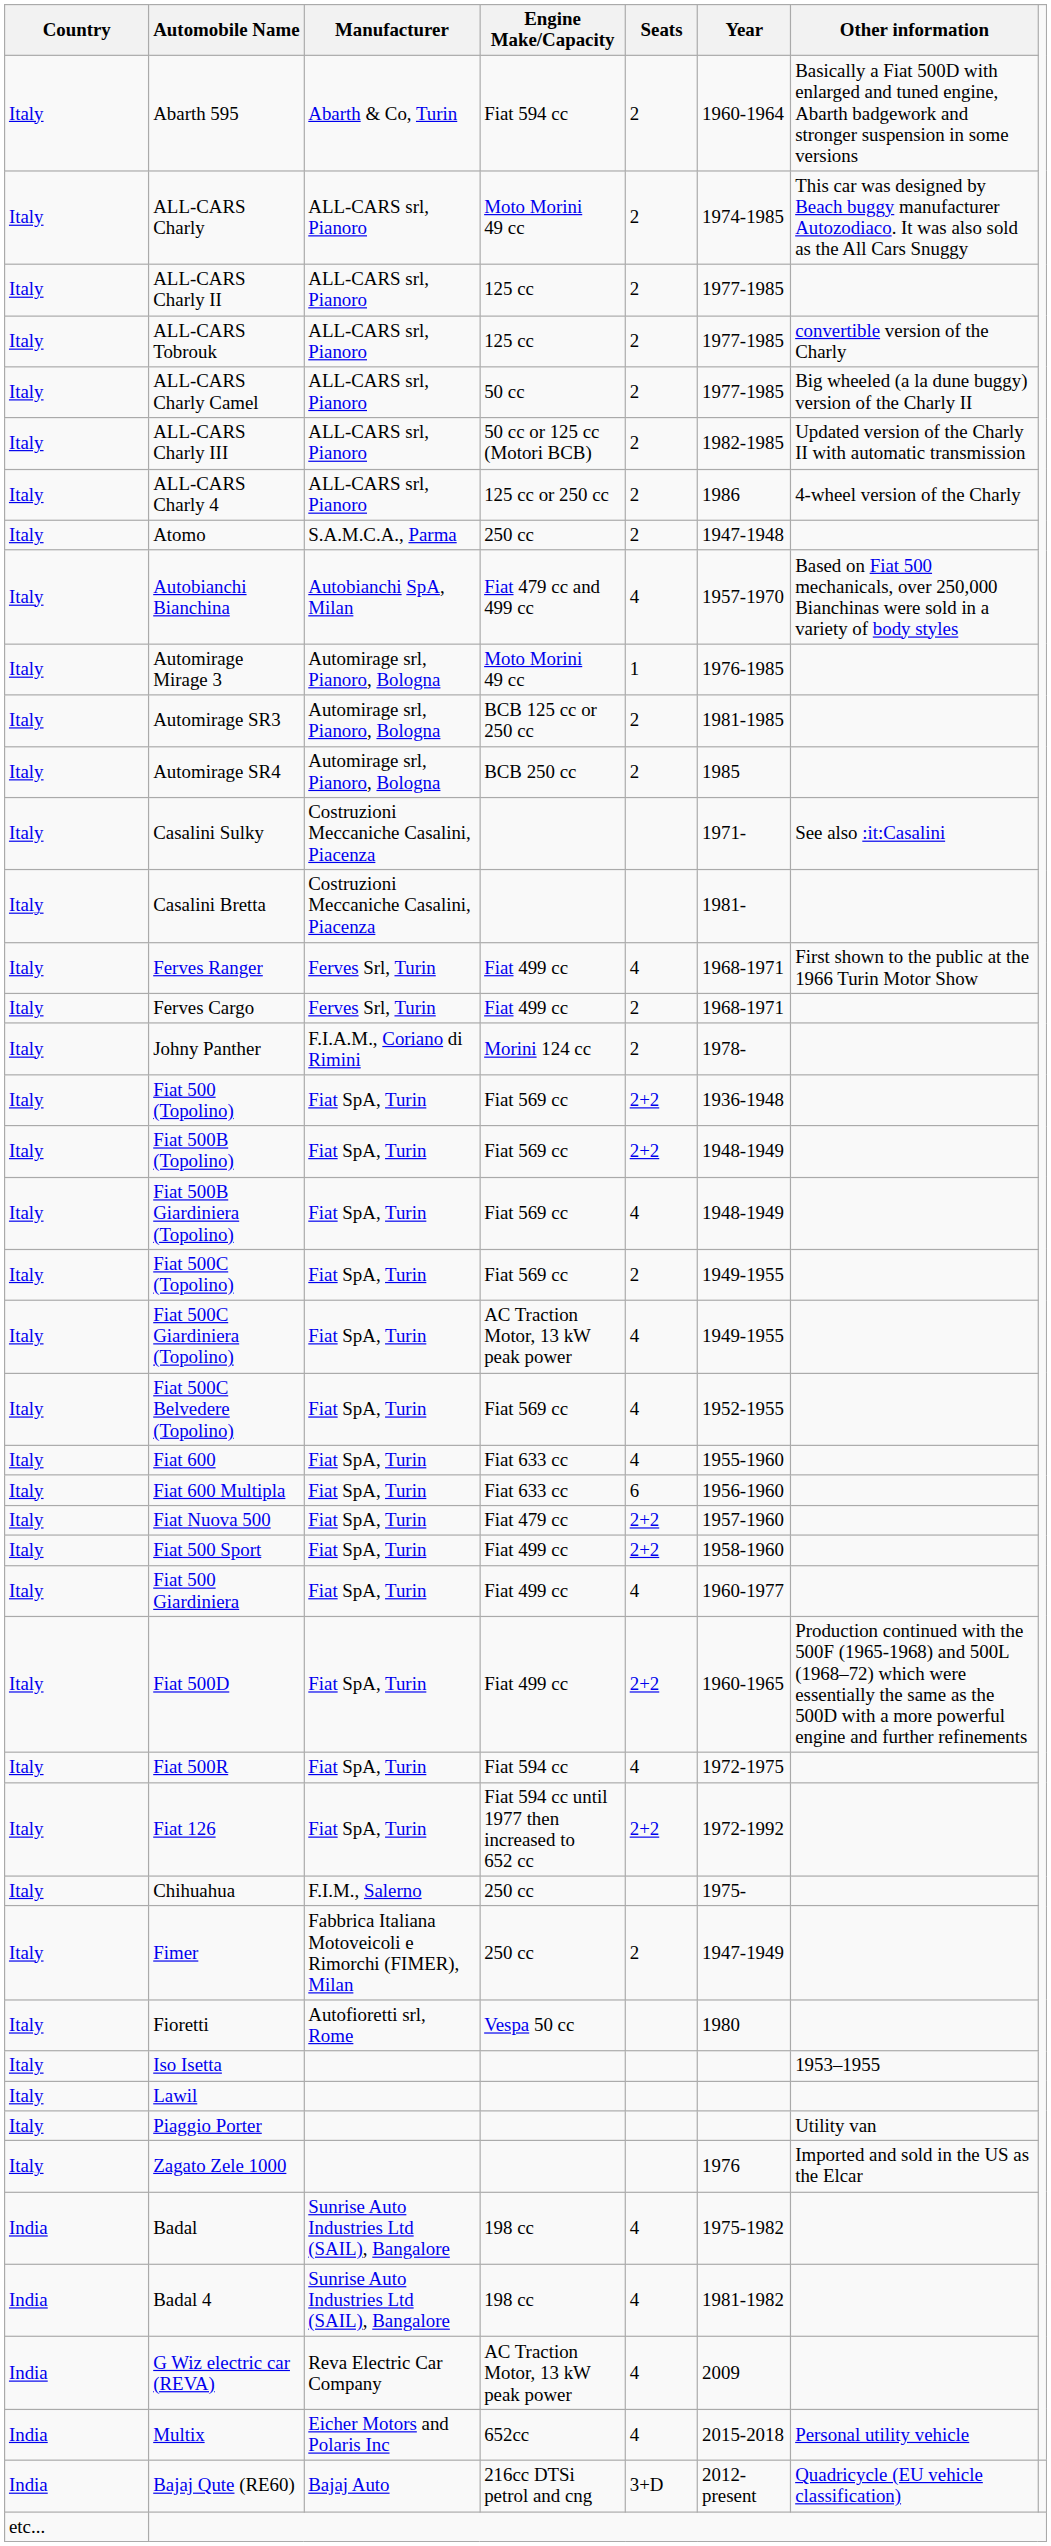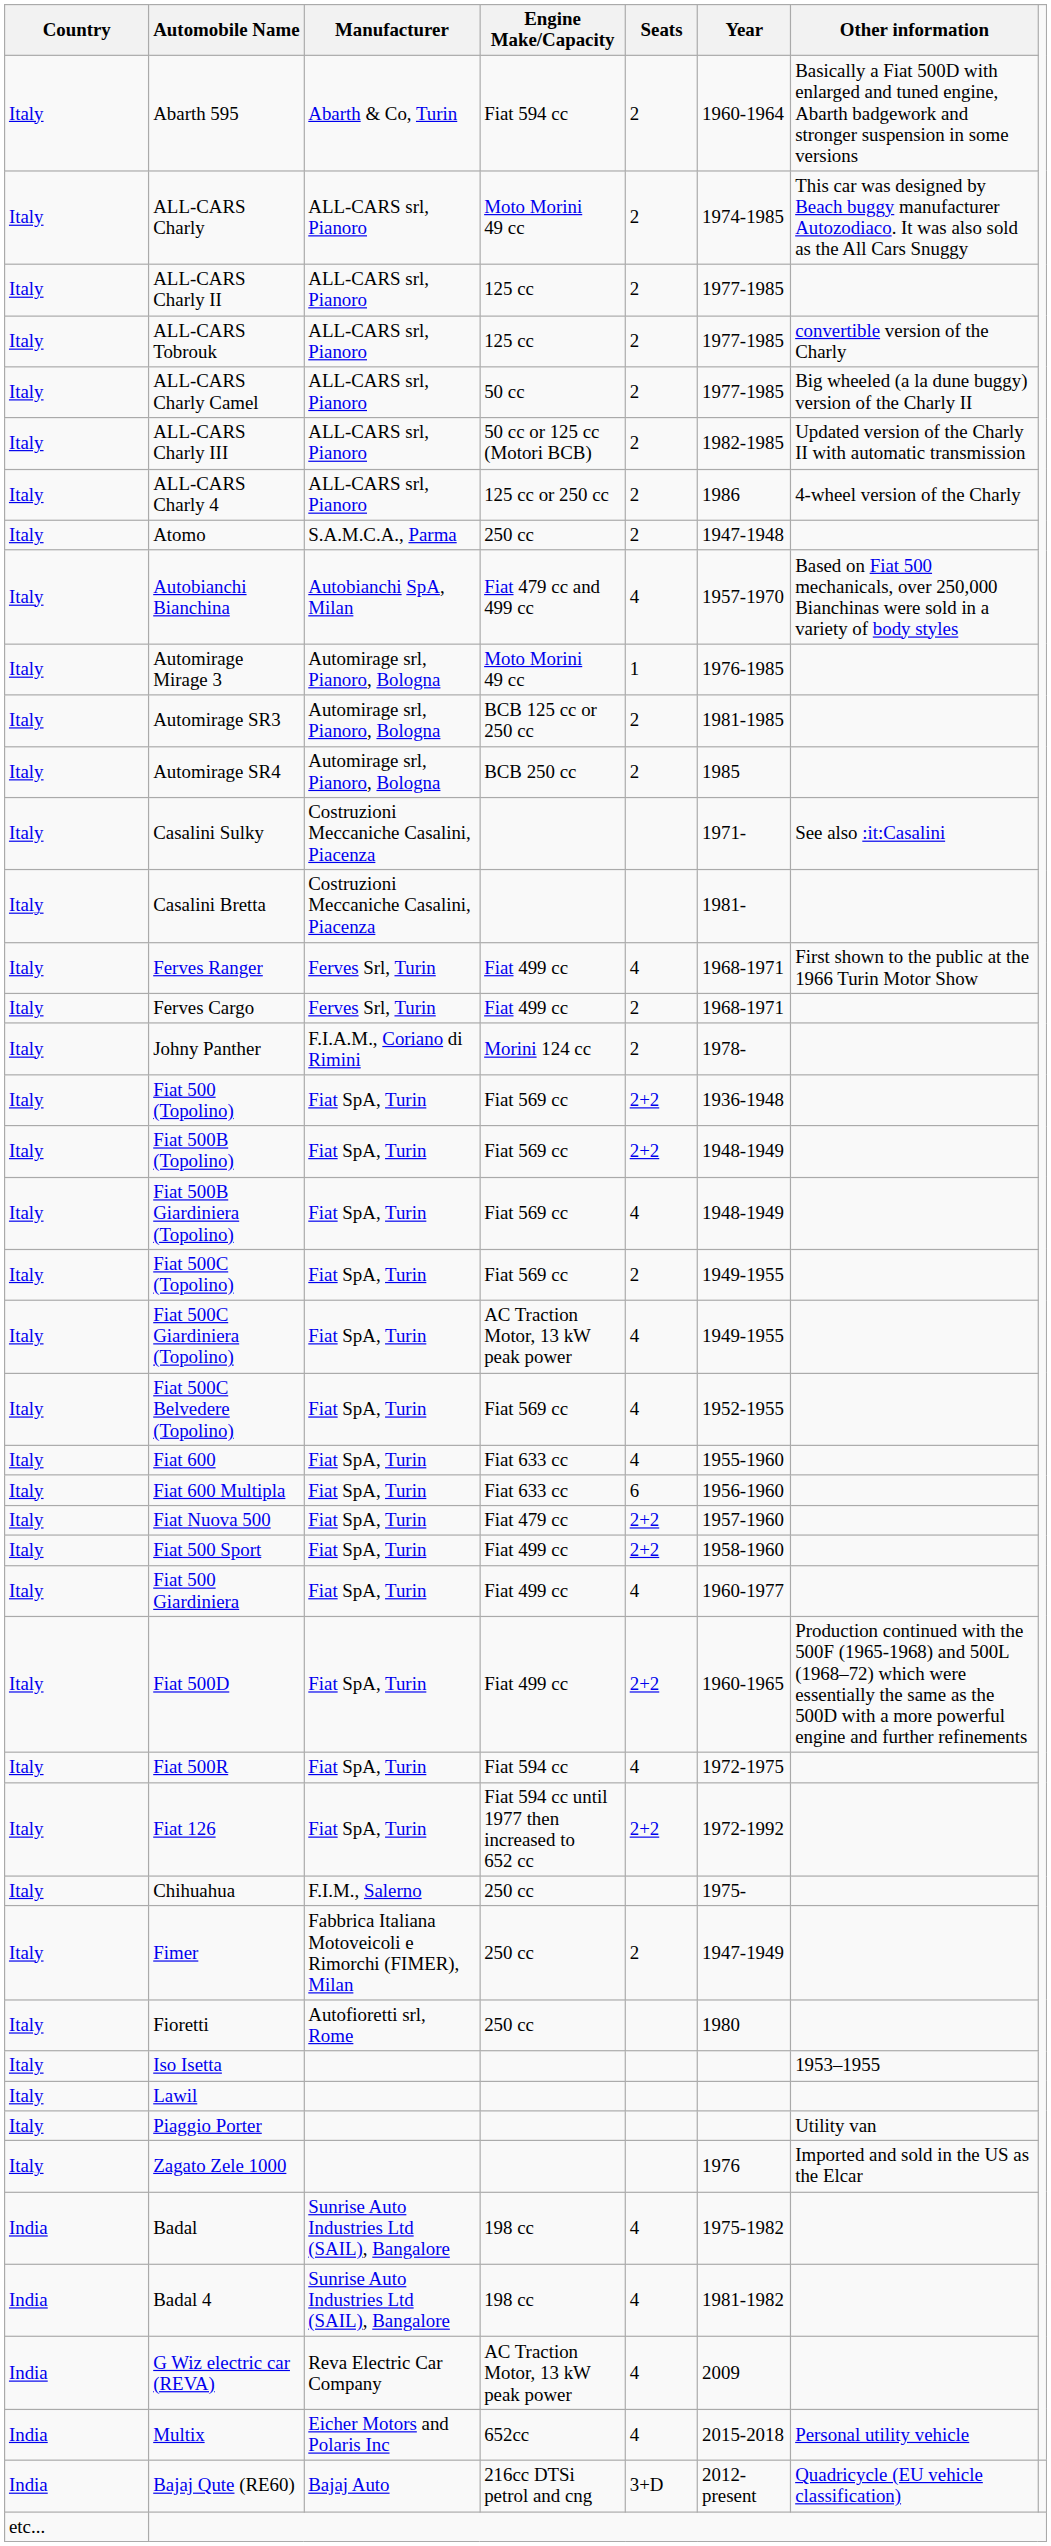(529, 2025) Vespa 50 cc -> (509, 2025) 250 cc
